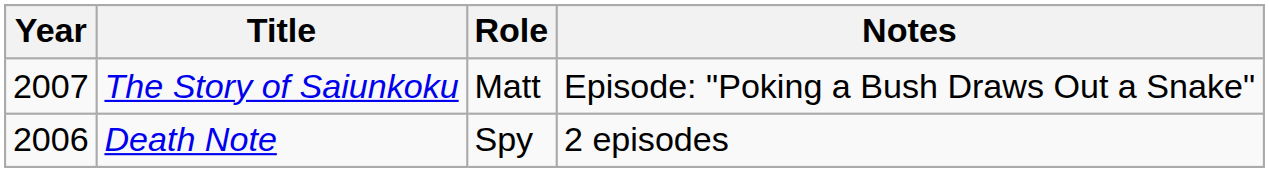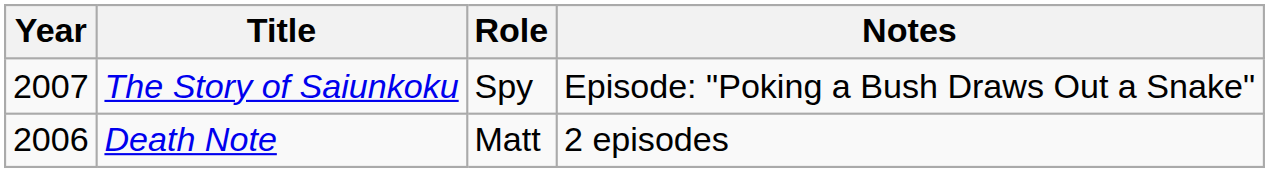(508, 85) Matt -> (504, 85) Spy
(504, 139) Spy -> (508, 139) Matt
